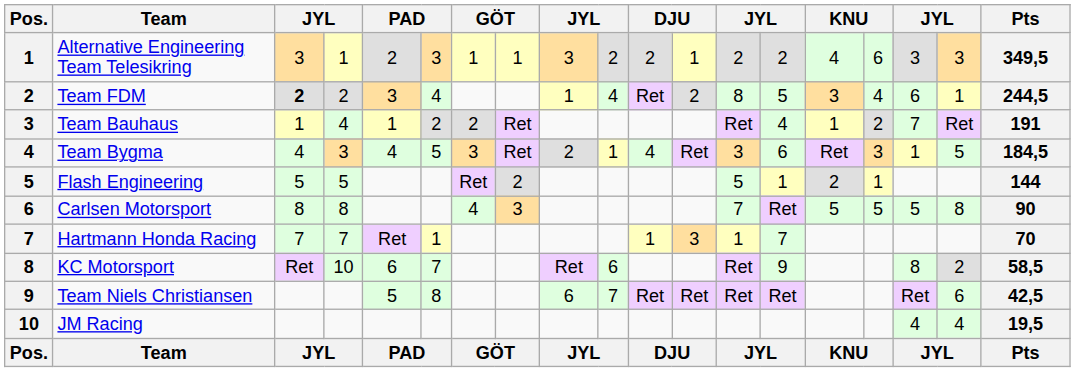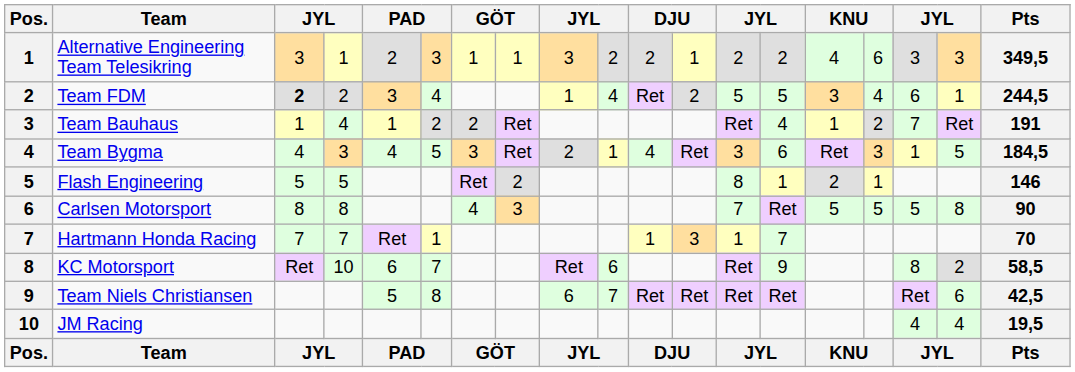(738, 95) 8 -> (738, 95) 5
(738, 181) 5 -> (738, 181) 8
(1026, 181) 144 -> (1026, 181) 146
